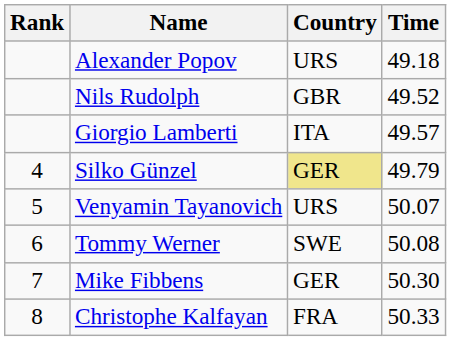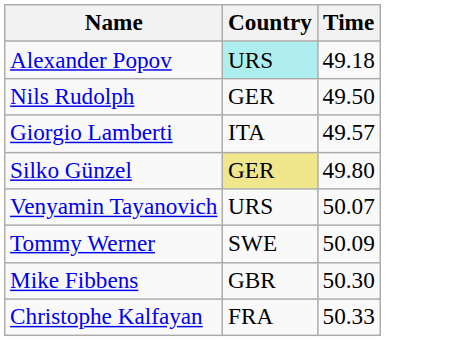- column: (37, 22)
(316, 59) no background -> (251, 59) paleturquoise background
(317, 96) GBR -> (251, 96) GER
(414, 96) 49.52 -> (349, 96) 49.50
(414, 170) 49.79 -> (349, 170) 49.80
(414, 243) 50.08 -> (349, 243) 50.09
(316, 280) GER -> (252, 280) GBR
